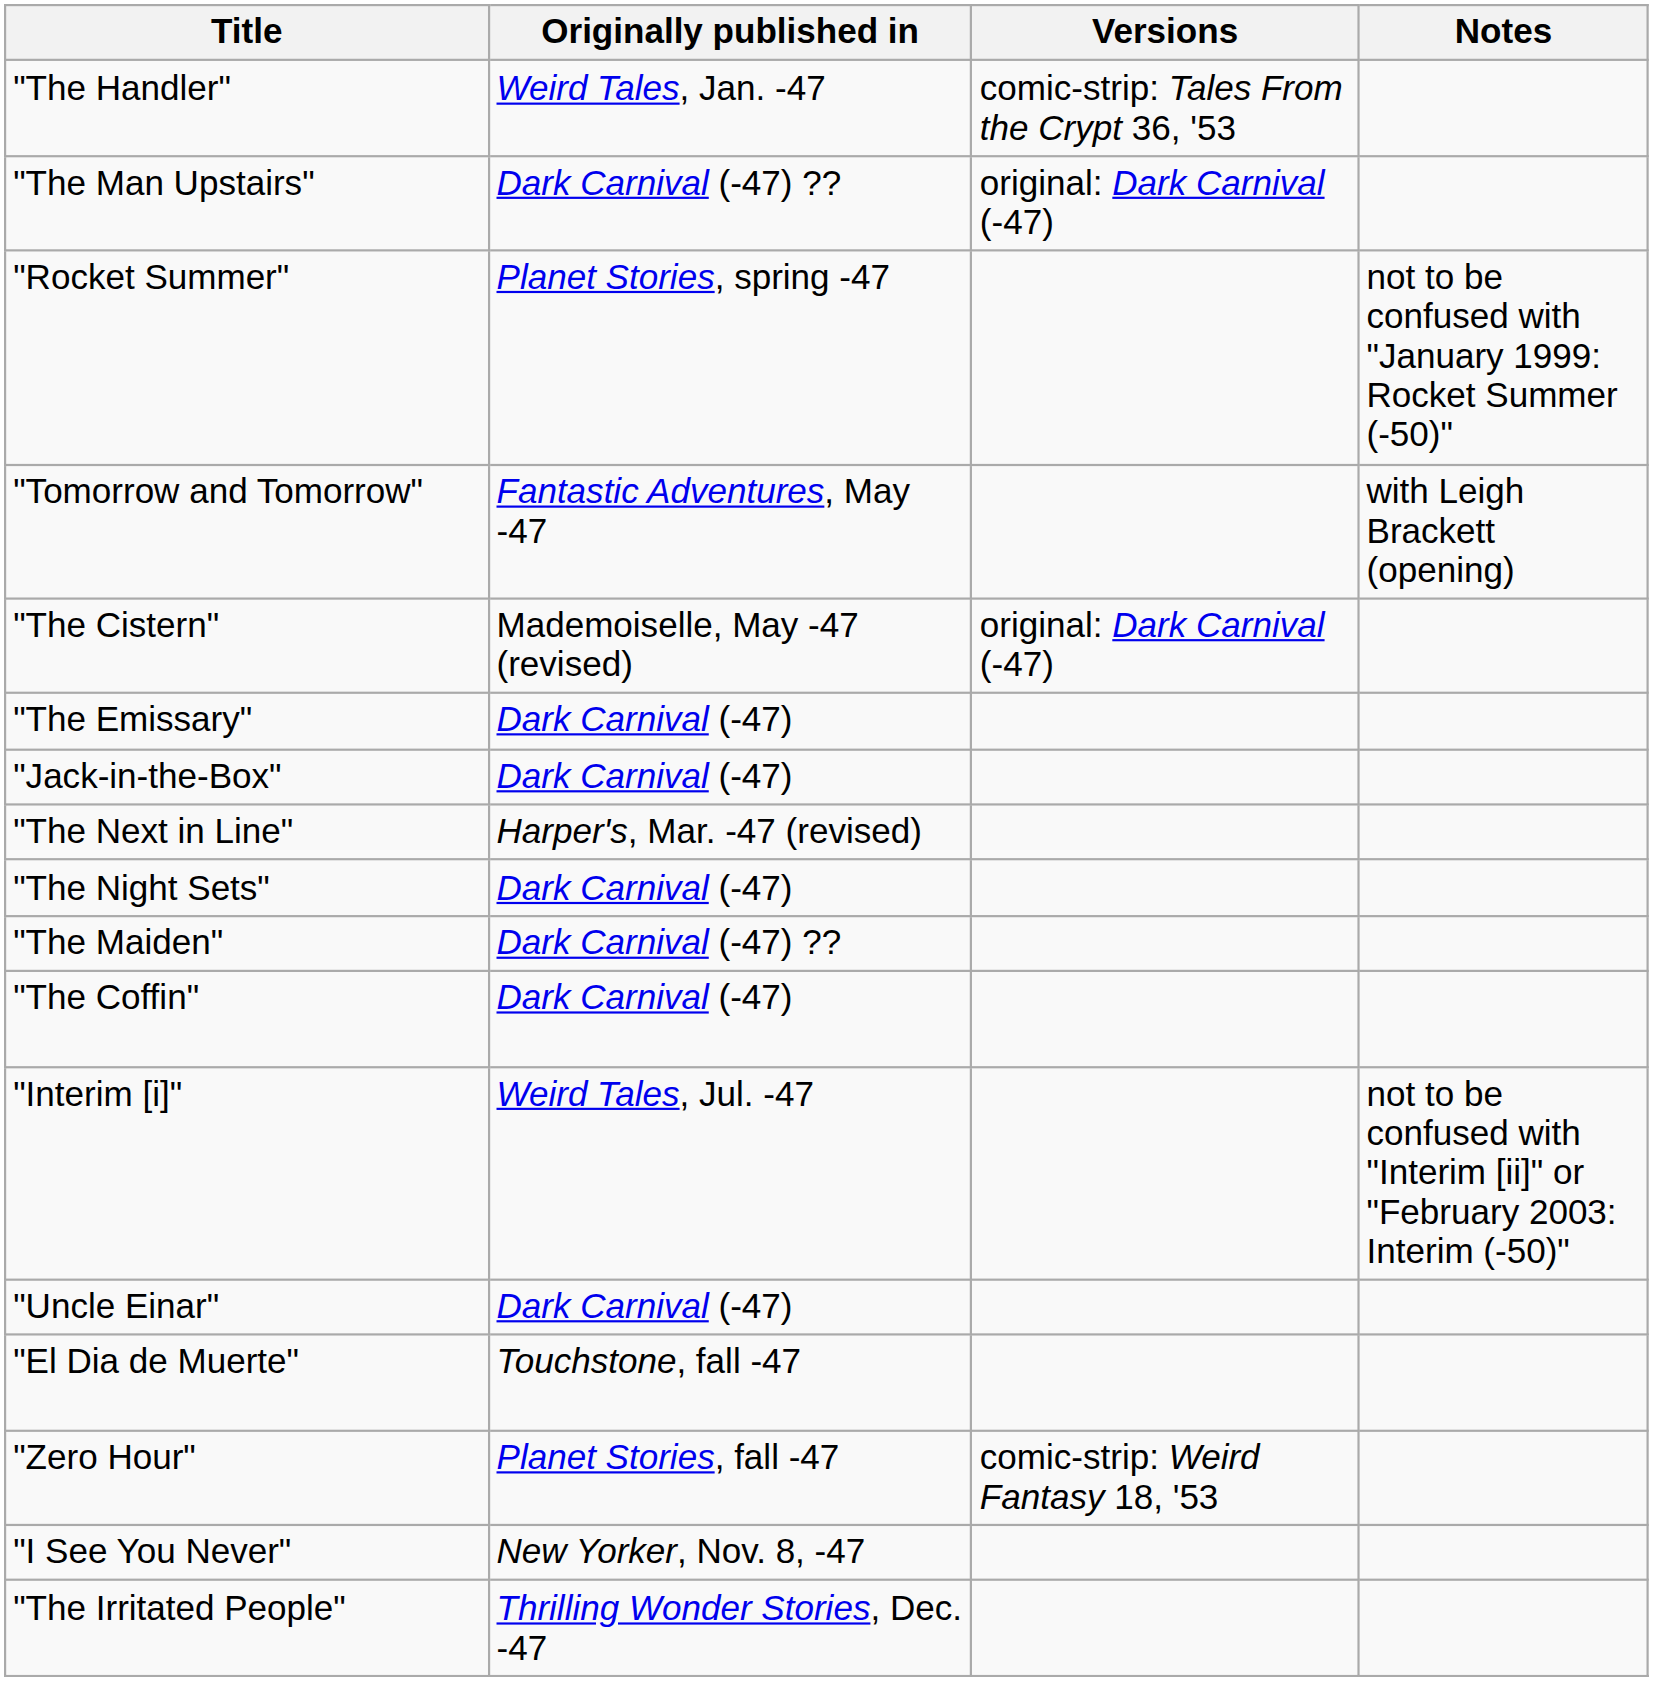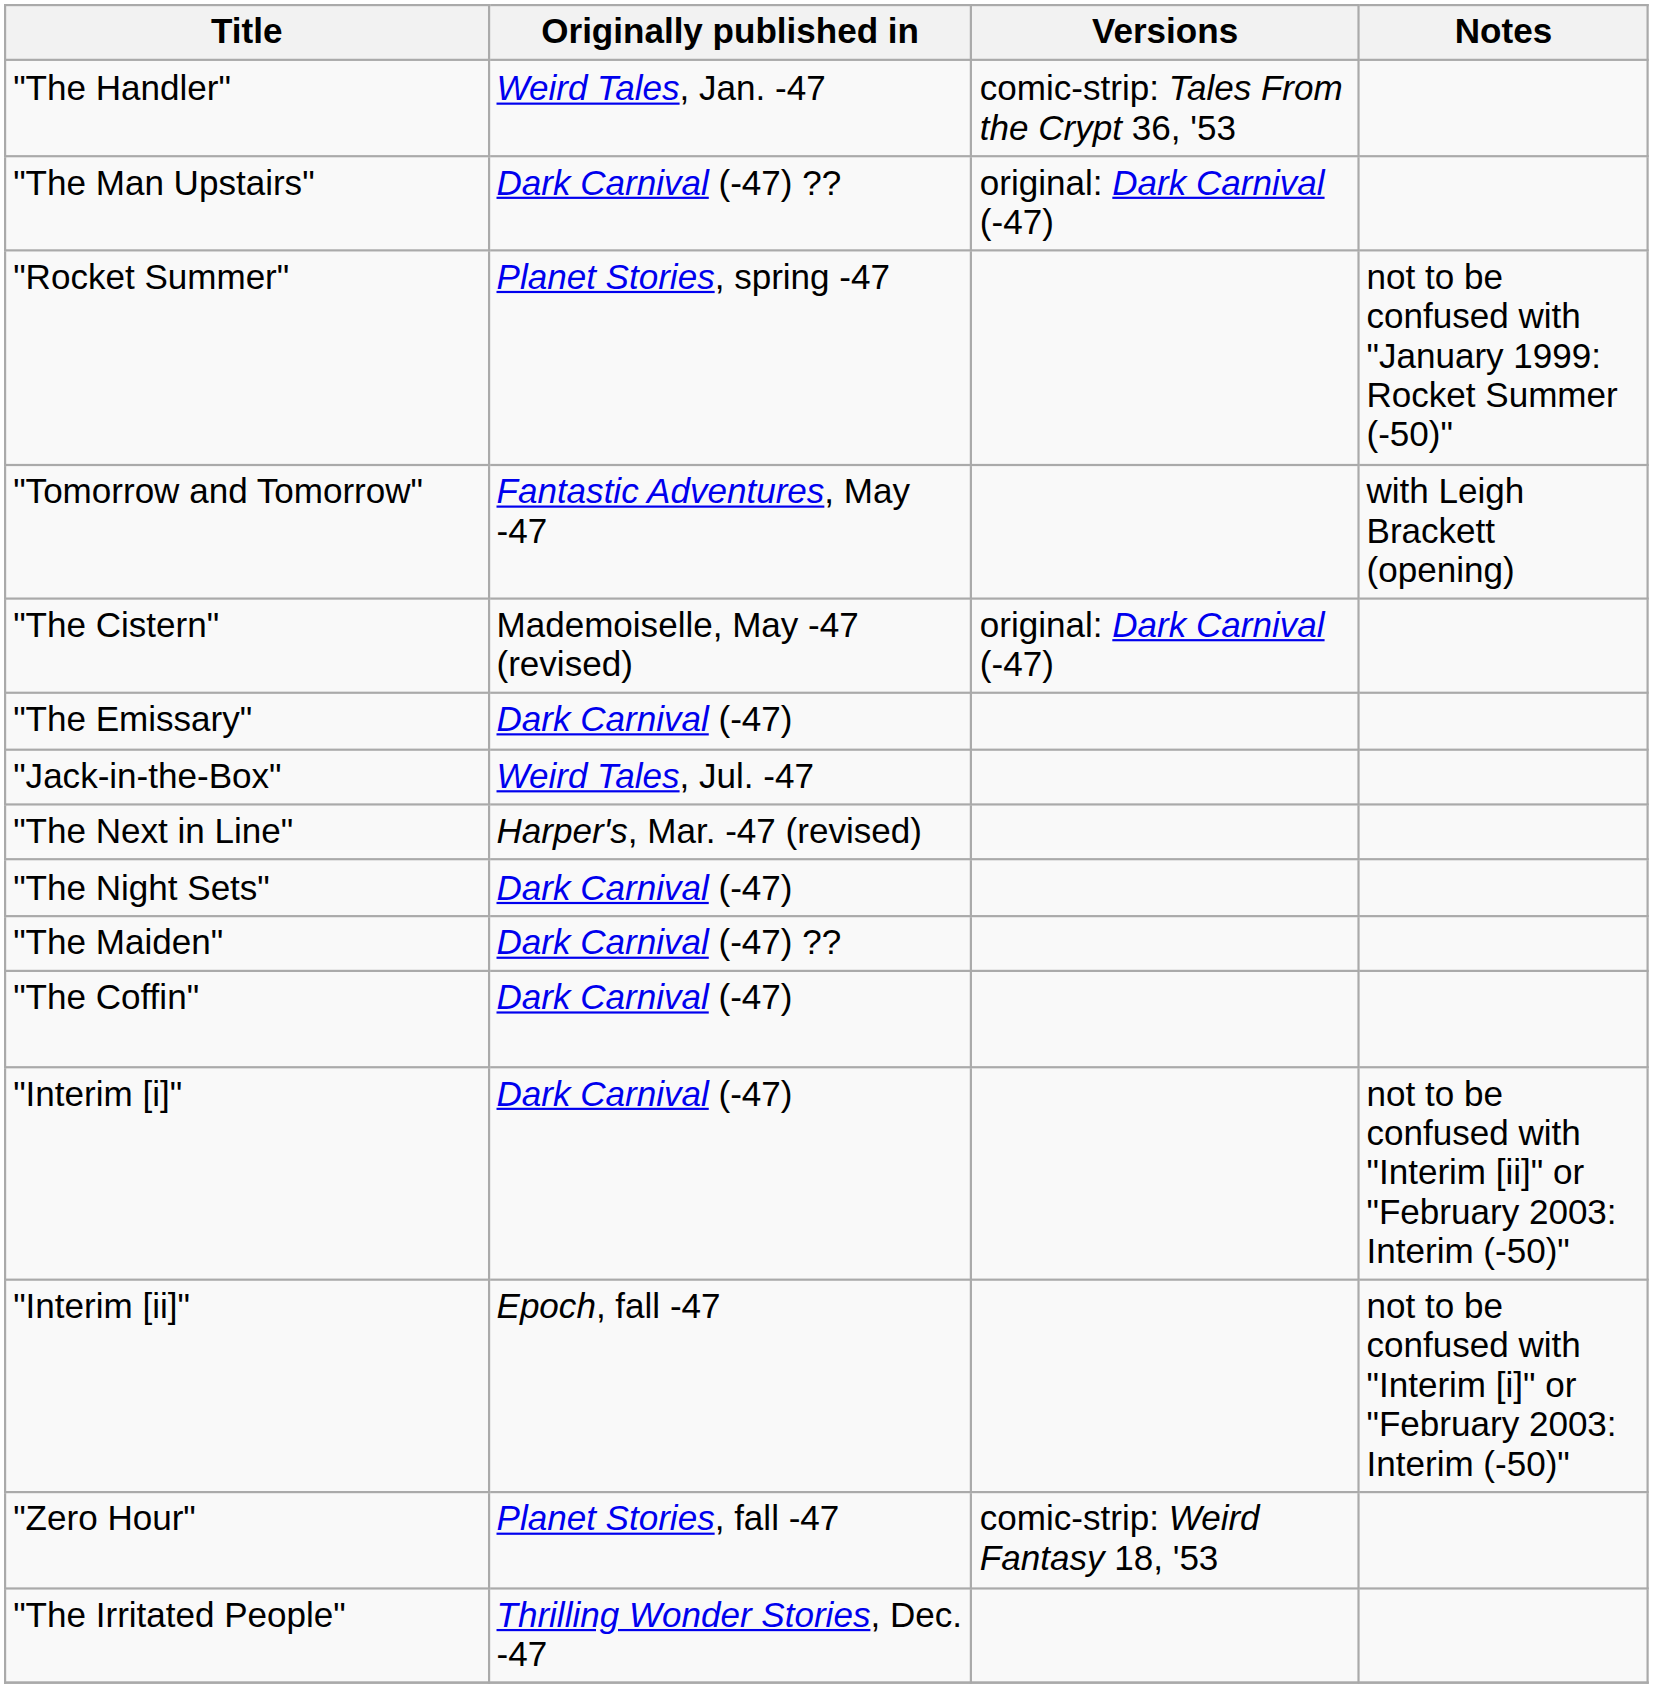(645, 776) Dark Carnival (-47) -> (655, 776) Weird Tales, Jul. -47
(655, 1093) Weird Tales, Jul. -47 -> (645, 1093) Dark Carnival (-47)
- row: (116, 1306)
- row: (156, 1362)
+ row: (102, 1306)
- row: (152, 1552)
